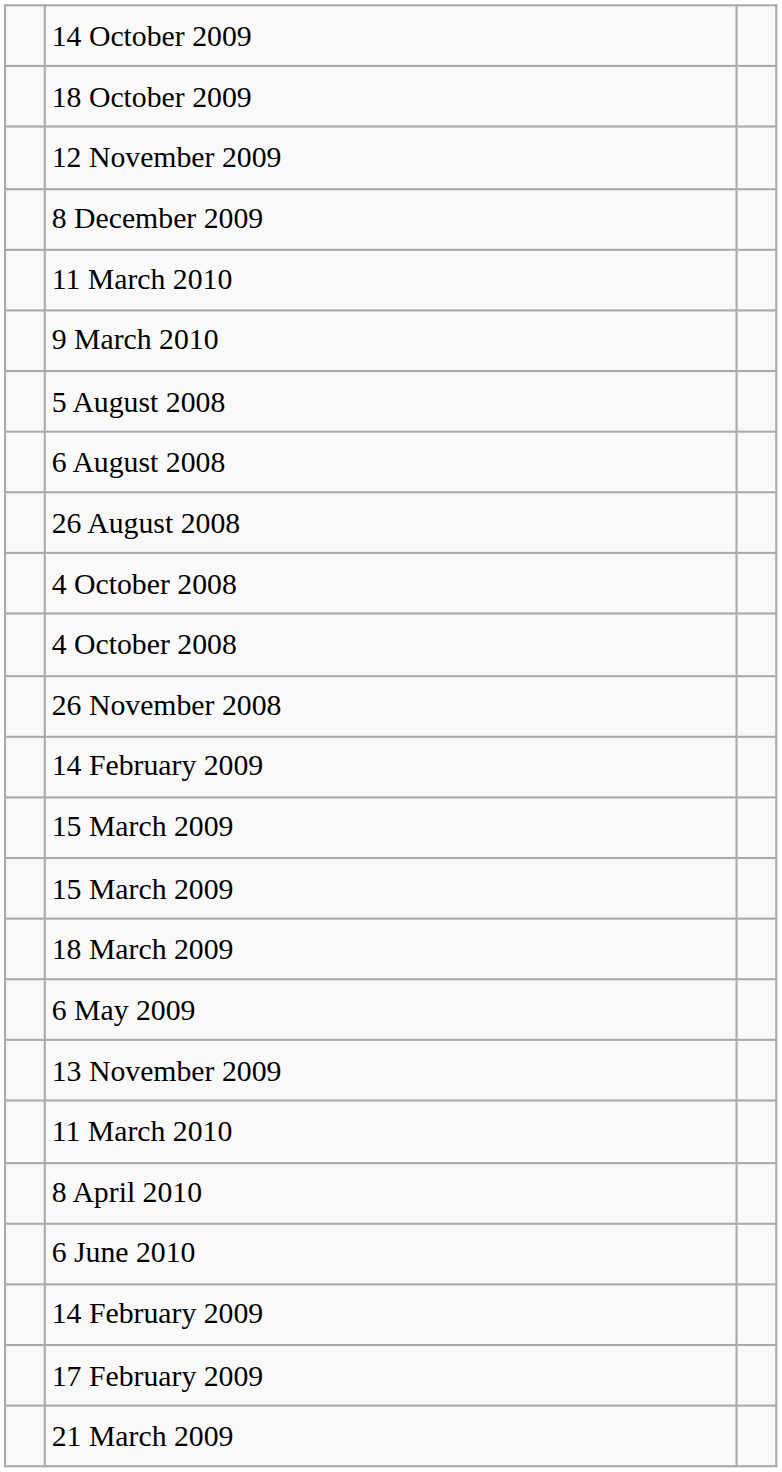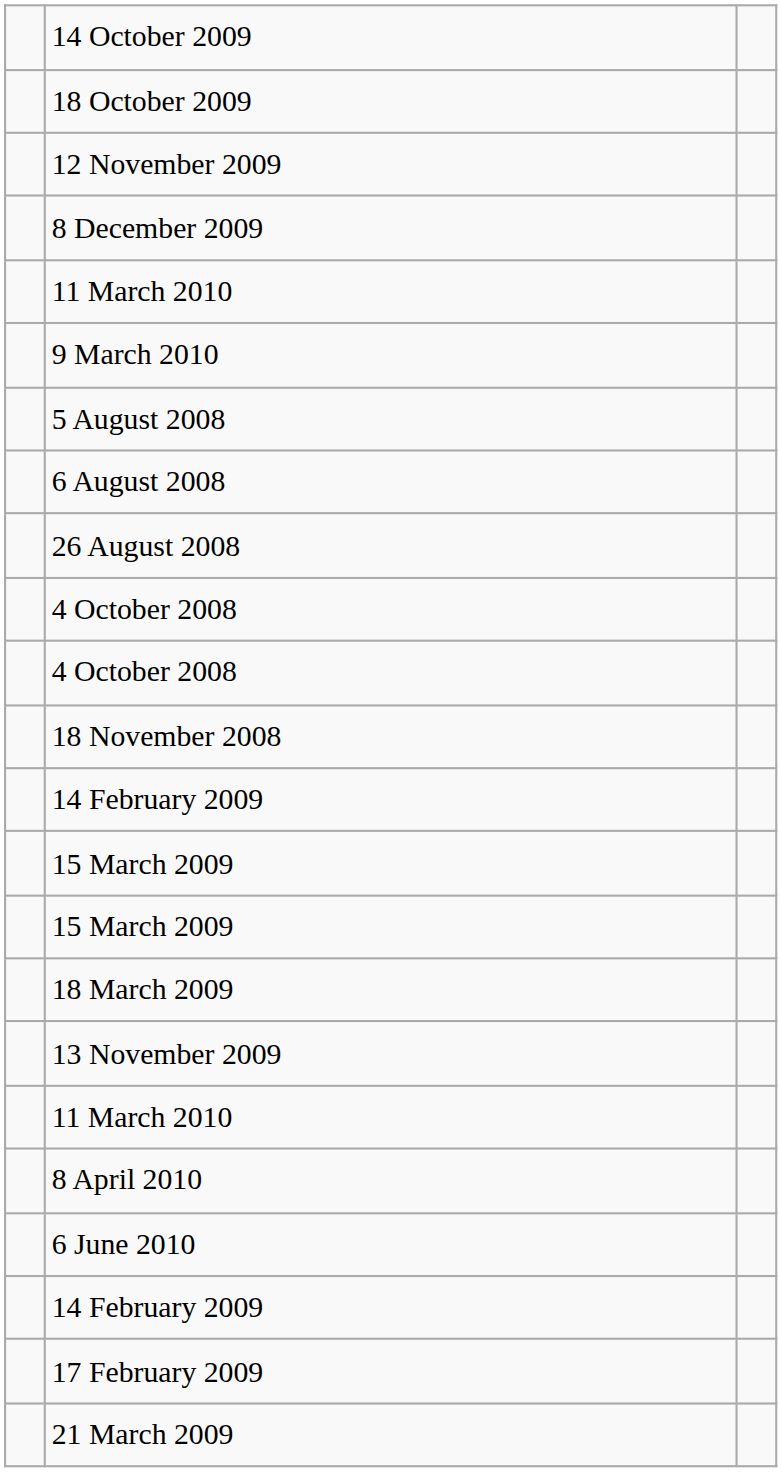+ row: (25, 736)
- row: (25, 706)
- row: (25, 1010)
